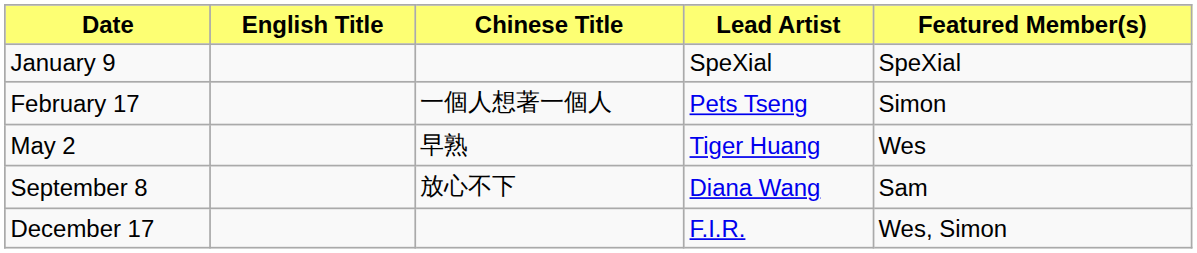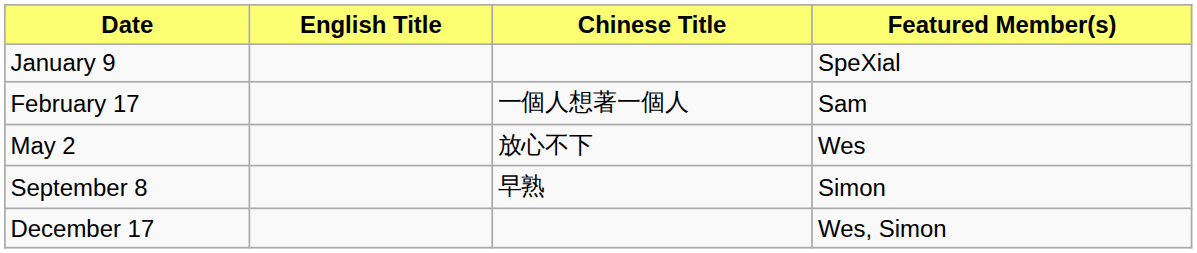- column: (778, 24)
(912, 103) Simon -> (843, 103) Sam
(444, 143) 早熟 -> (545, 143) 放心不下
(468, 186) 放心不下 -> (521, 186) 早熟
(903, 187) Sam -> (852, 187) Simon
